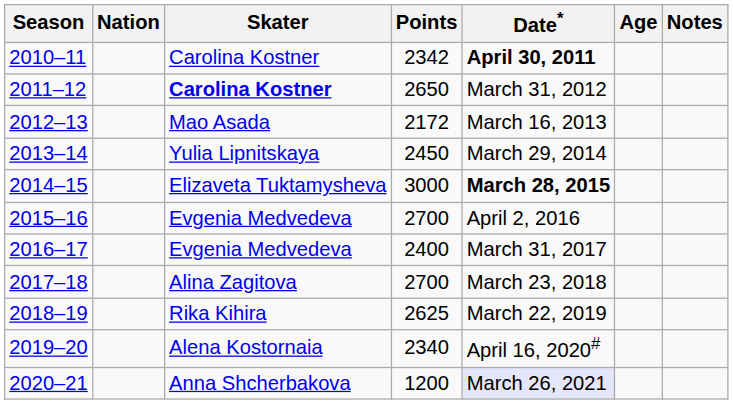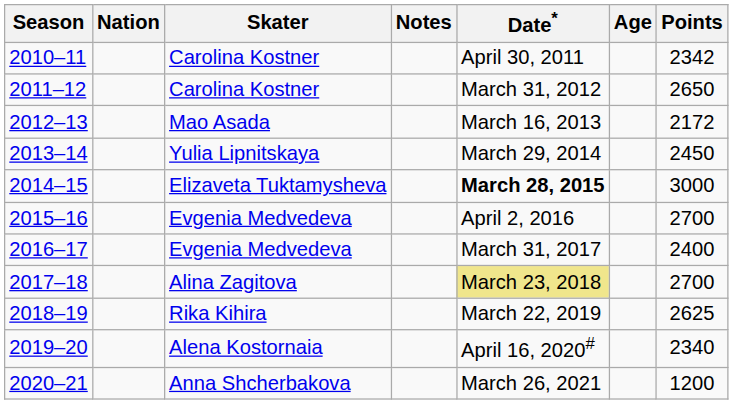columns swapped: (427, 23) <-> (695, 23)
(531, 57) bold -> (523, 57) normal
(250, 89) bold -> (244, 89) normal
(537, 281) no background -> (531, 281) khaki background
(537, 383) lavender background -> (531, 383) no background
